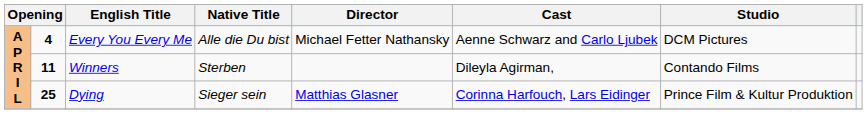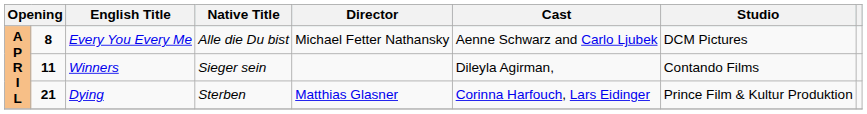(48, 39) 4 -> (48, 39) 8
(222, 67) Sterben -> (232, 67) Sieger sein
(48, 95) 25 -> (48, 95) 21
(232, 95) Sieger sein -> (222, 95) Sterben
